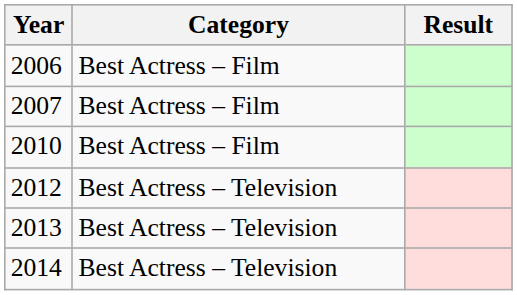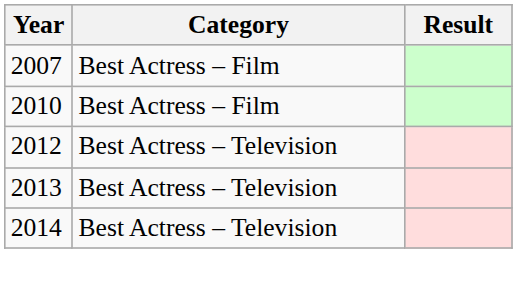- row: (36, 65)
